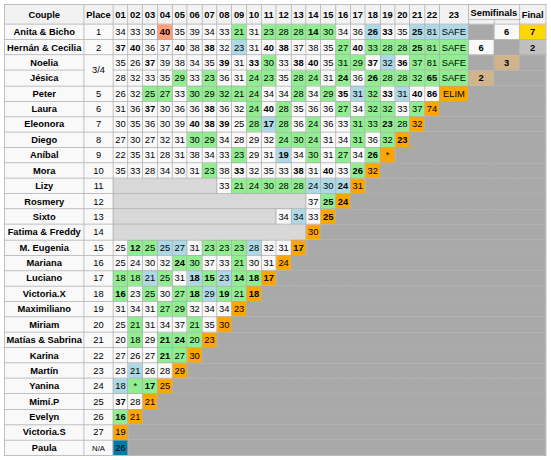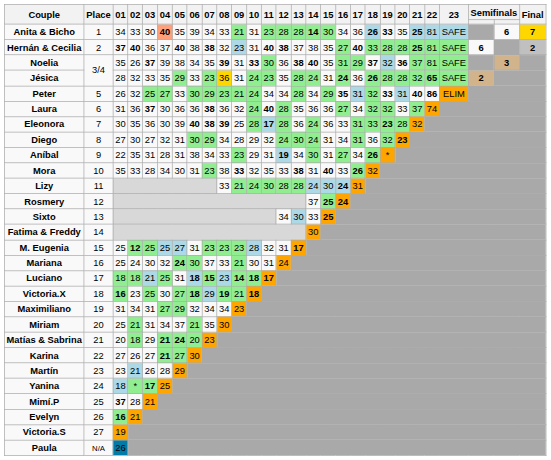(284, 63) 33 -> (284, 63) 36
(224, 78) no background -> (224, 78) gold background
(224, 93) 32 -> (224, 93) 23
(298, 216) 34 -> (298, 216) 30
